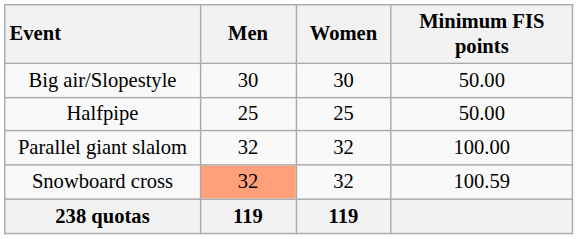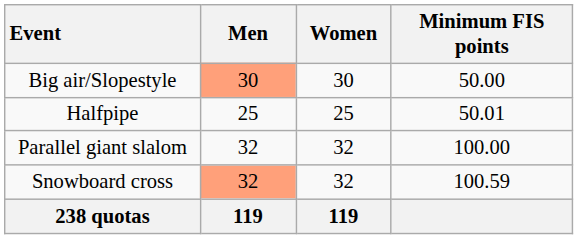(248, 80) no background -> (248, 80) lightsalmon background
(482, 114) 50.00 -> (482, 114) 50.01
